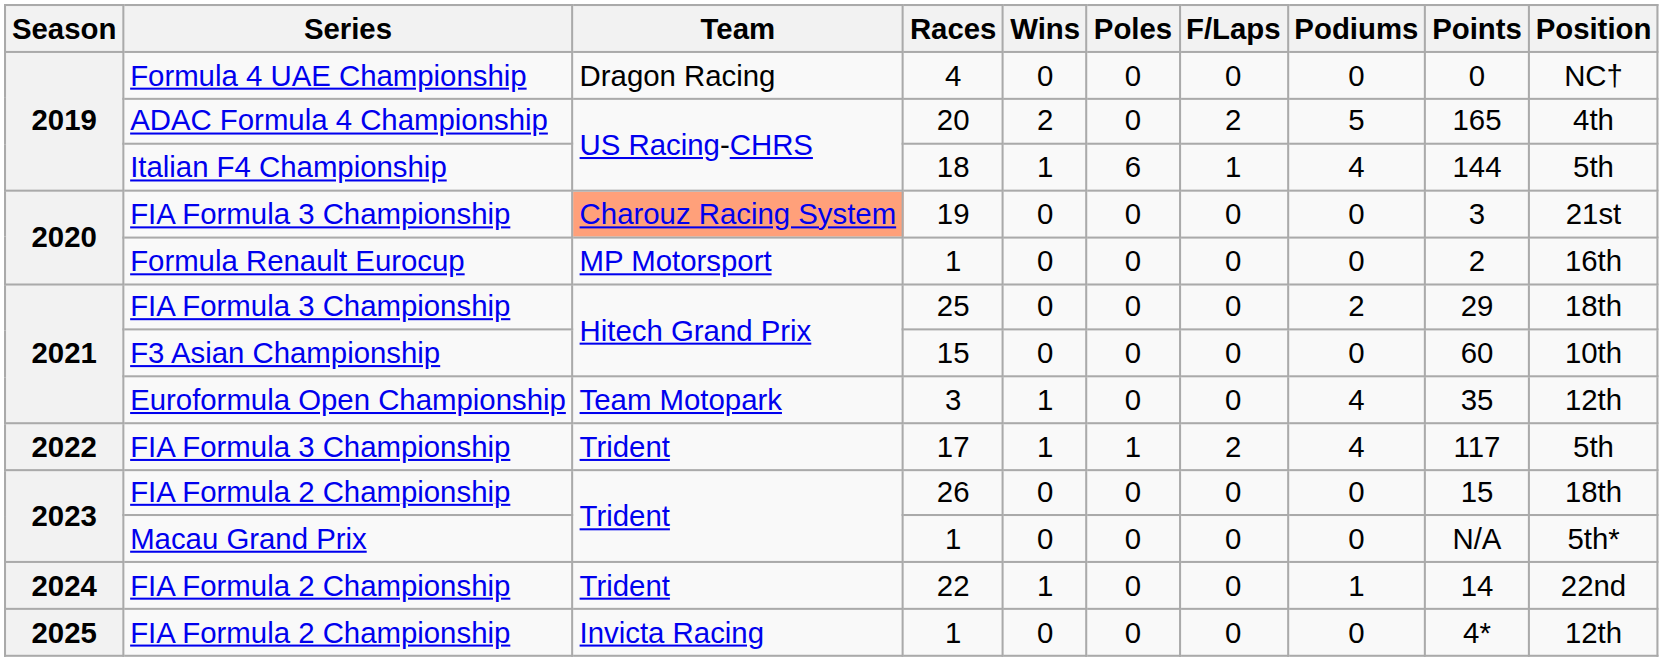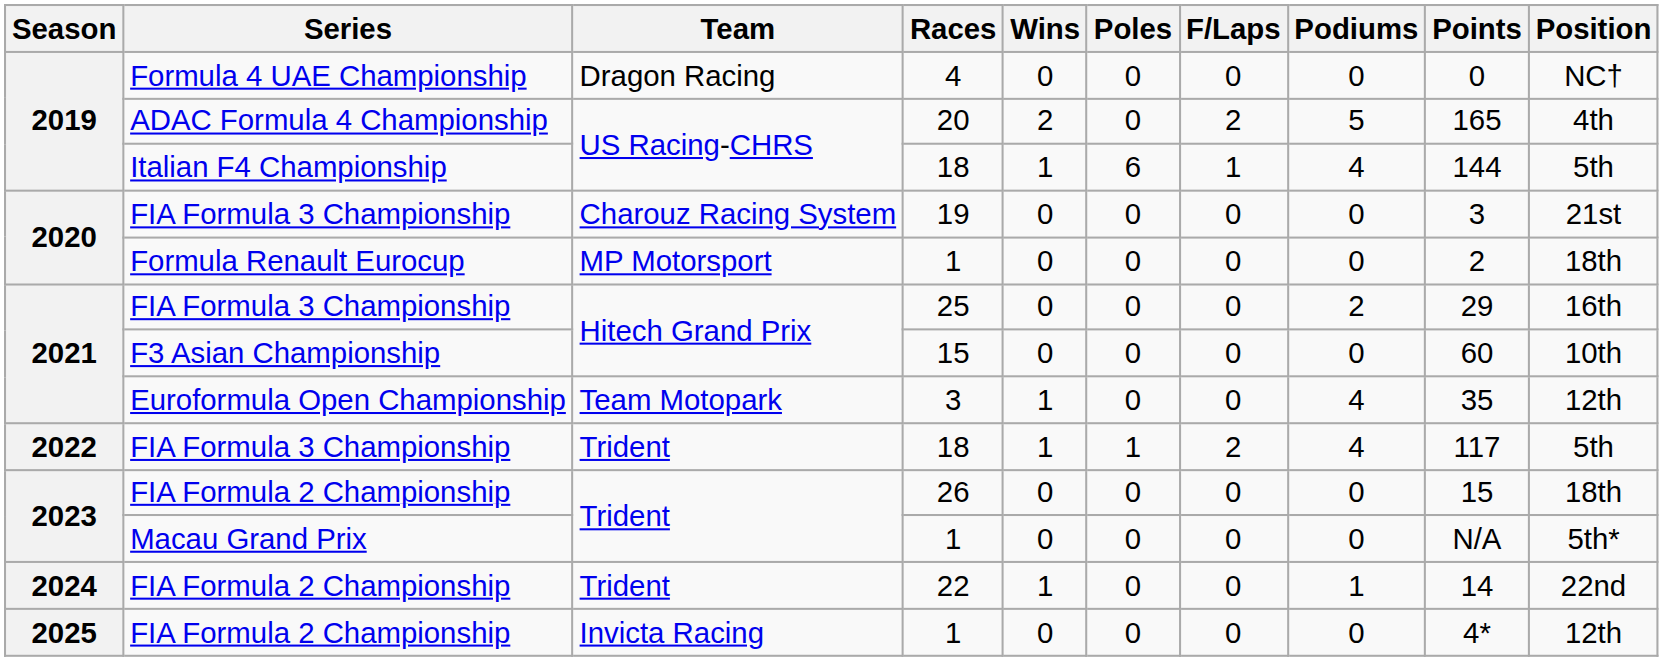(738, 214) lightsalmon background -> (738, 214) no background
(1594, 261) 16th -> (1594, 261) 18th
(1594, 307) 18th -> (1594, 307) 16th
(953, 446) 17 -> (953, 446) 18
